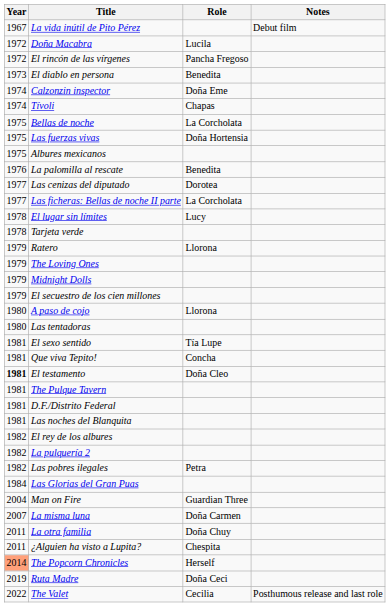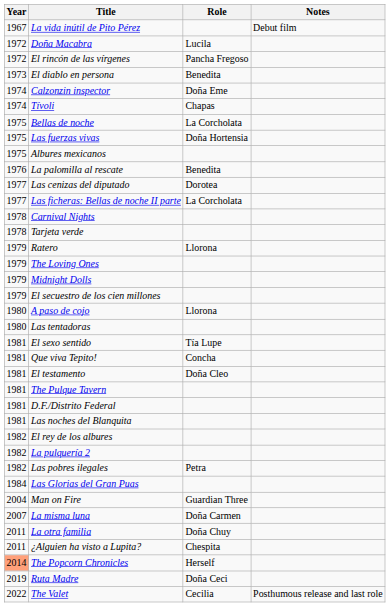- row: (69, 216)
+ row: (63, 216)
(17, 374) bold -> (17, 374) normal
